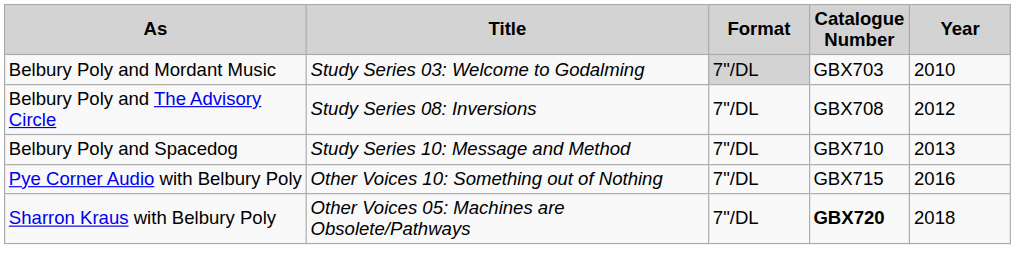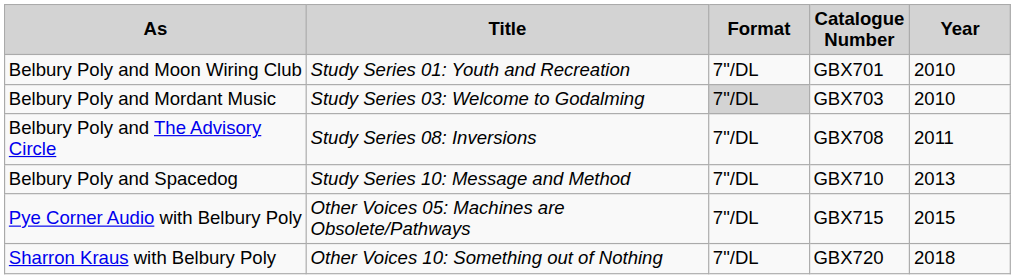+ row: (155, 69)
(935, 109) 2012 -> (934, 138) 2011
(487, 178) Other Voices 10: Something out of Nothing -> (438, 218) Other Voices 05: Machines are Obsolete/Pathways
(935, 178) 2016 -> (935, 218) 2015
(438, 218) Other Voices 05: Machines are Obsolete/Pathways -> (487, 258) Other Voices 10: Something out of Nothing
(849, 218) bold -> (849, 258) normal
